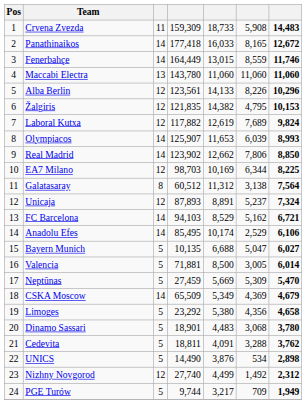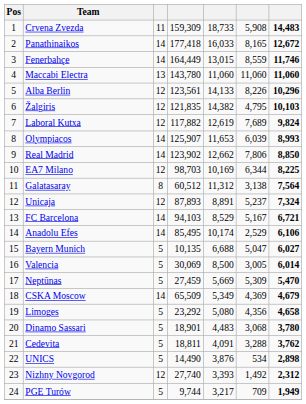(286, 107) 10,153 -> (286, 107) 10,103
(256, 217) 5,162 -> (256, 217) 5,167
(188, 265) 71,881 -> (188, 265) 30,069
(223, 312) 5,380 -> (223, 312) 5,080
(223, 375) 4,499 -> (223, 375) 3,393
